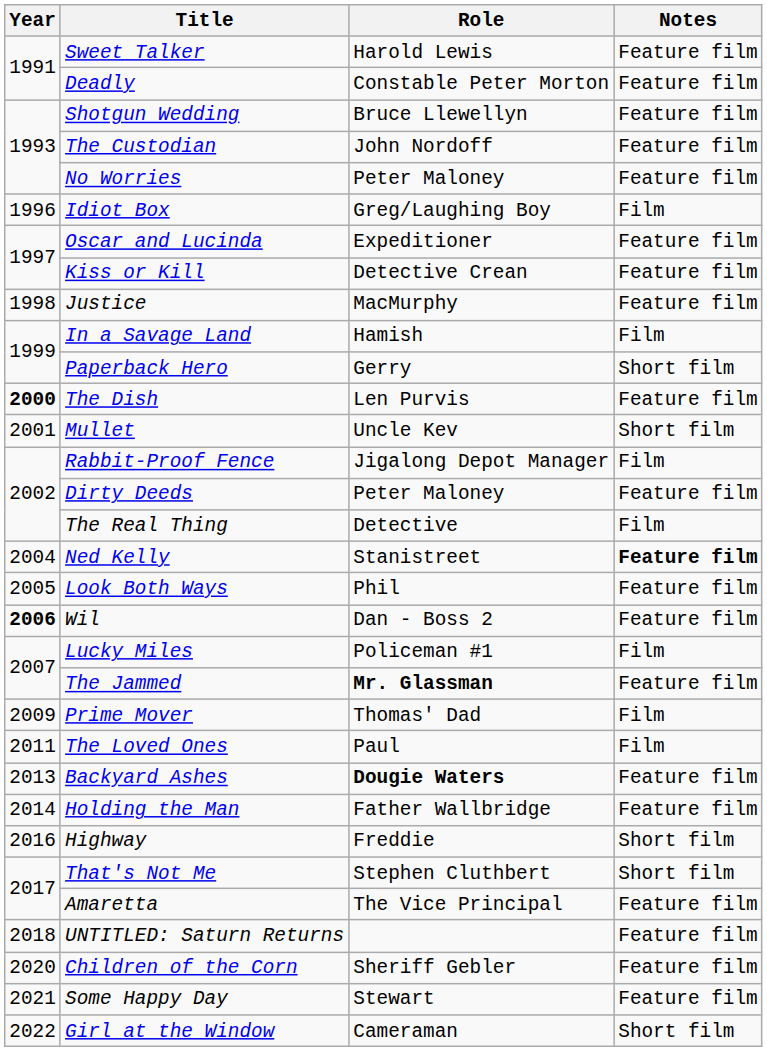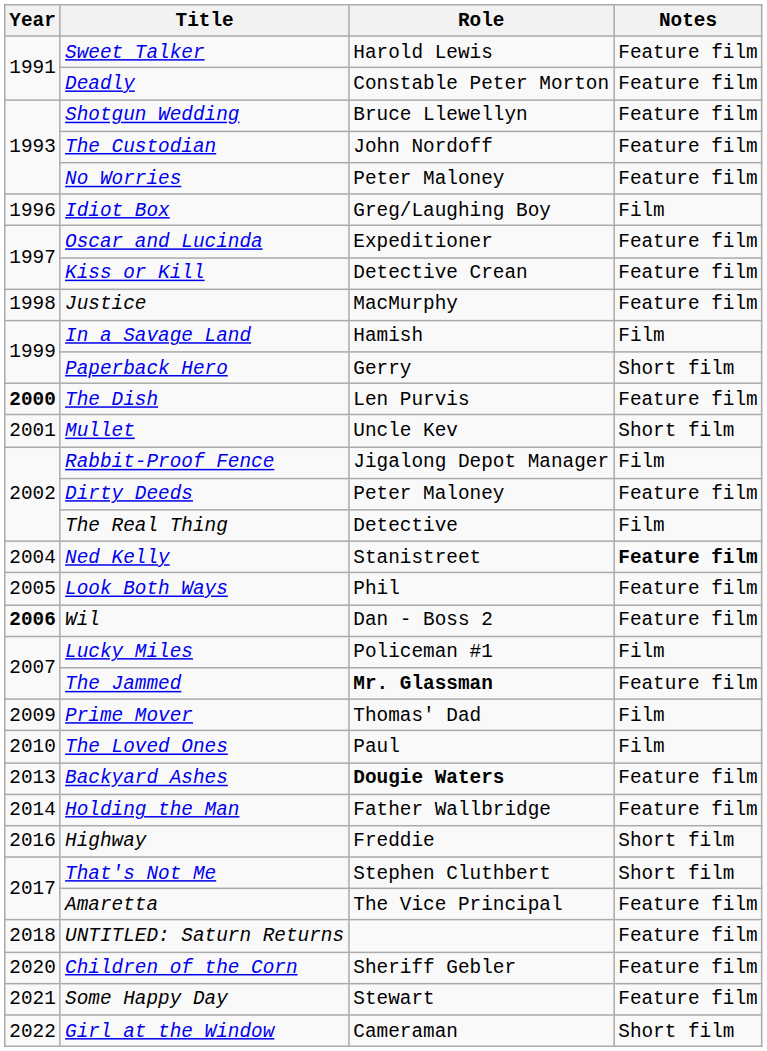(33, 747) 2011 -> (33, 747) 2010
